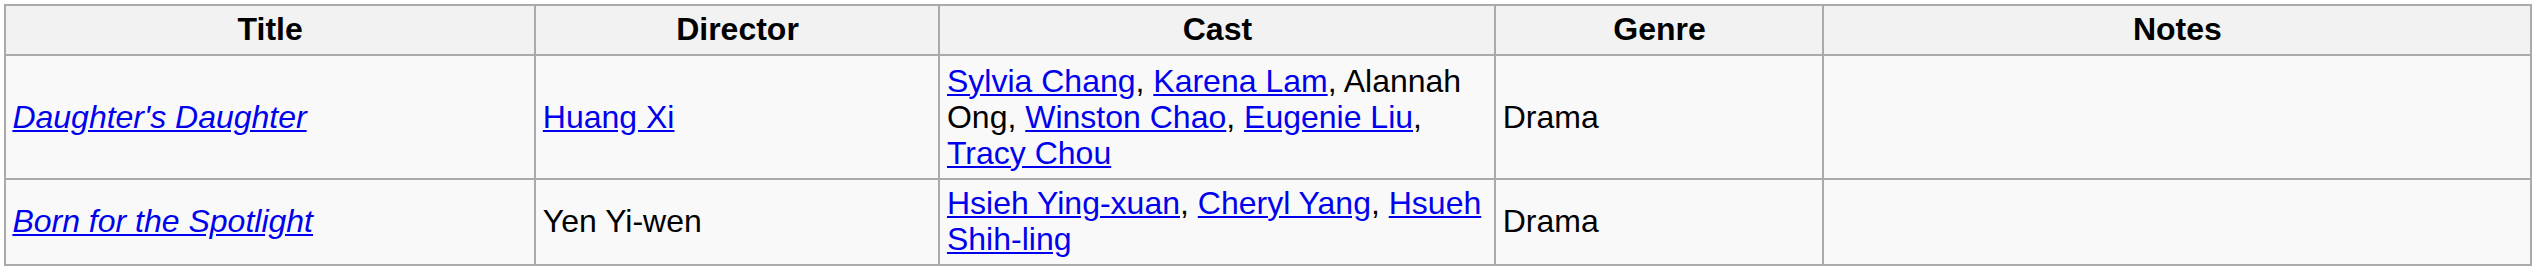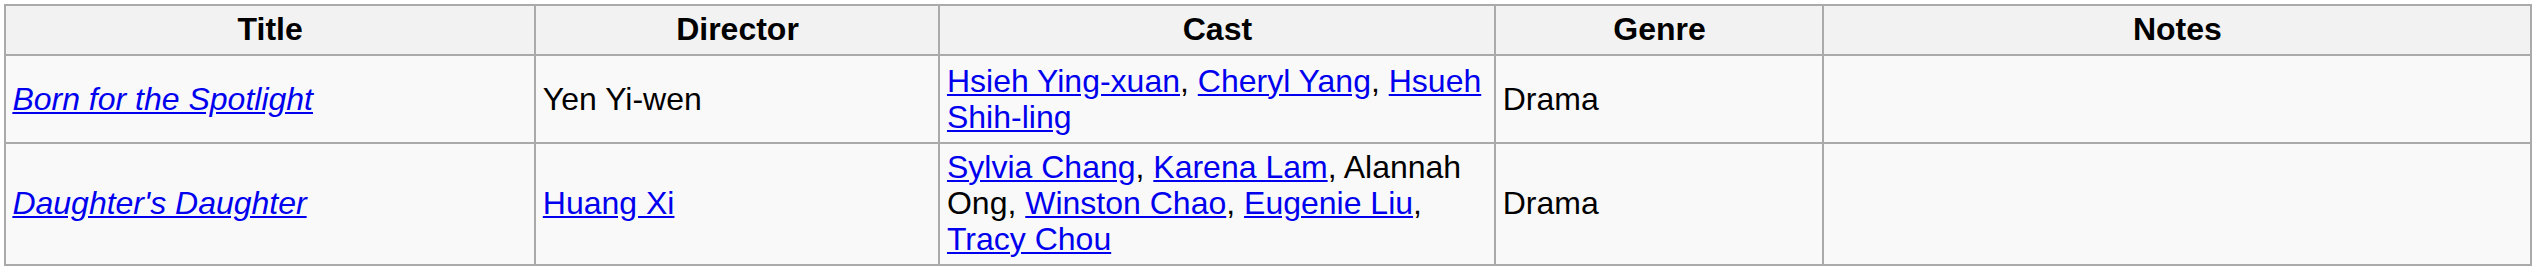rows swapped: (160, 116) <-> (163, 221)
